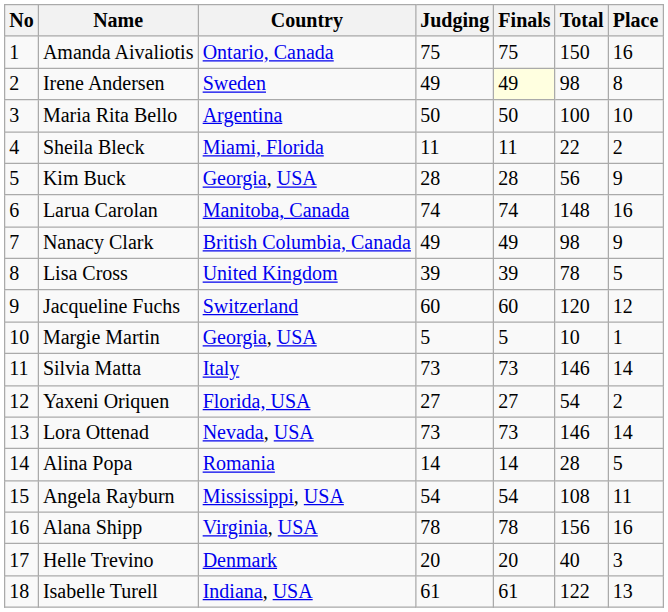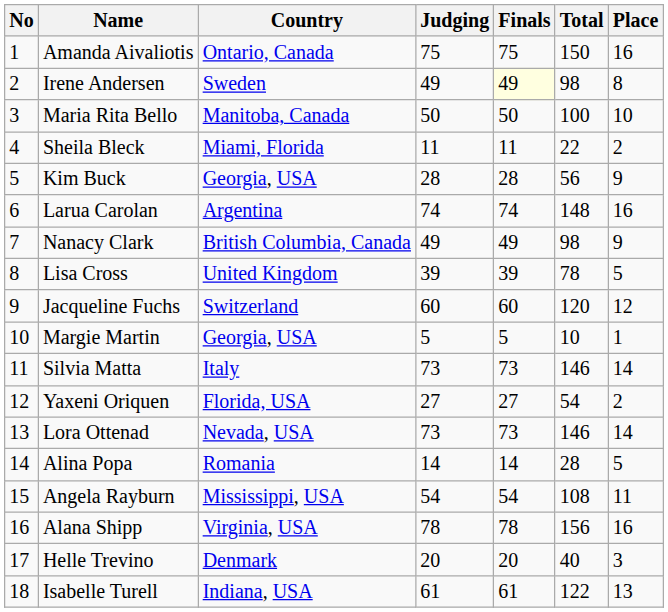(242, 115) Argentina -> (276, 115) Manitoba, Canada
(276, 210) Manitoba, Canada -> (242, 210) Argentina
